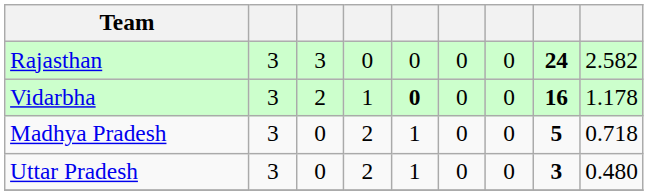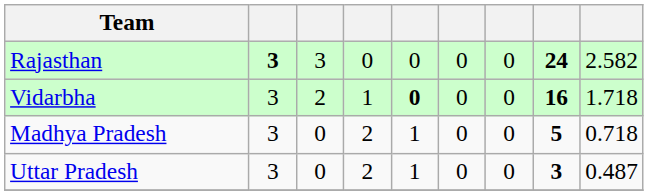(273, 60) normal -> (273, 60) bold
(612, 97) 1.178 -> (612, 97) 1.718
(612, 171) 0.480 -> (612, 171) 0.487
